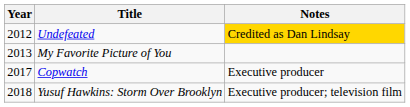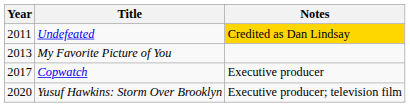(20, 33) 2012 -> (19, 33) 2011
(20, 92) 2018 -> (20, 92) 2020
